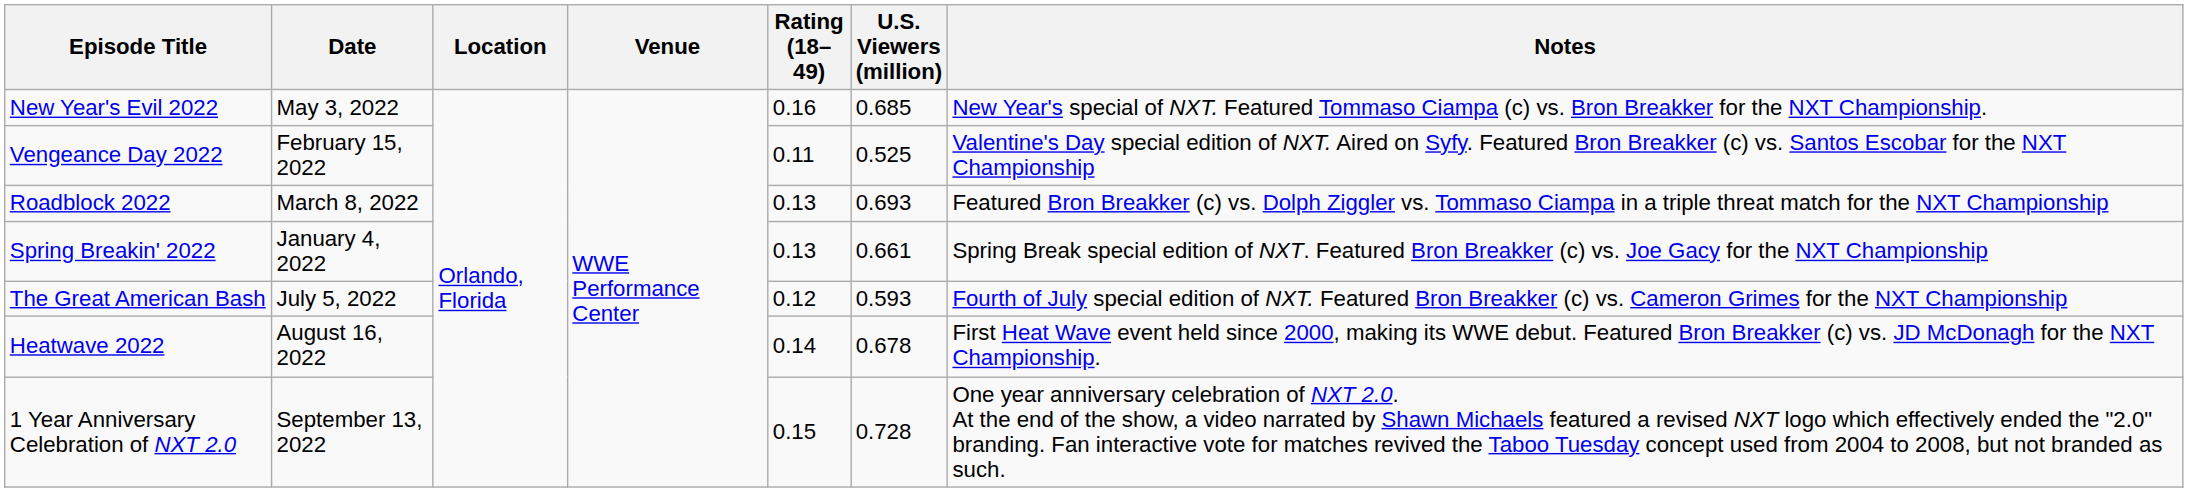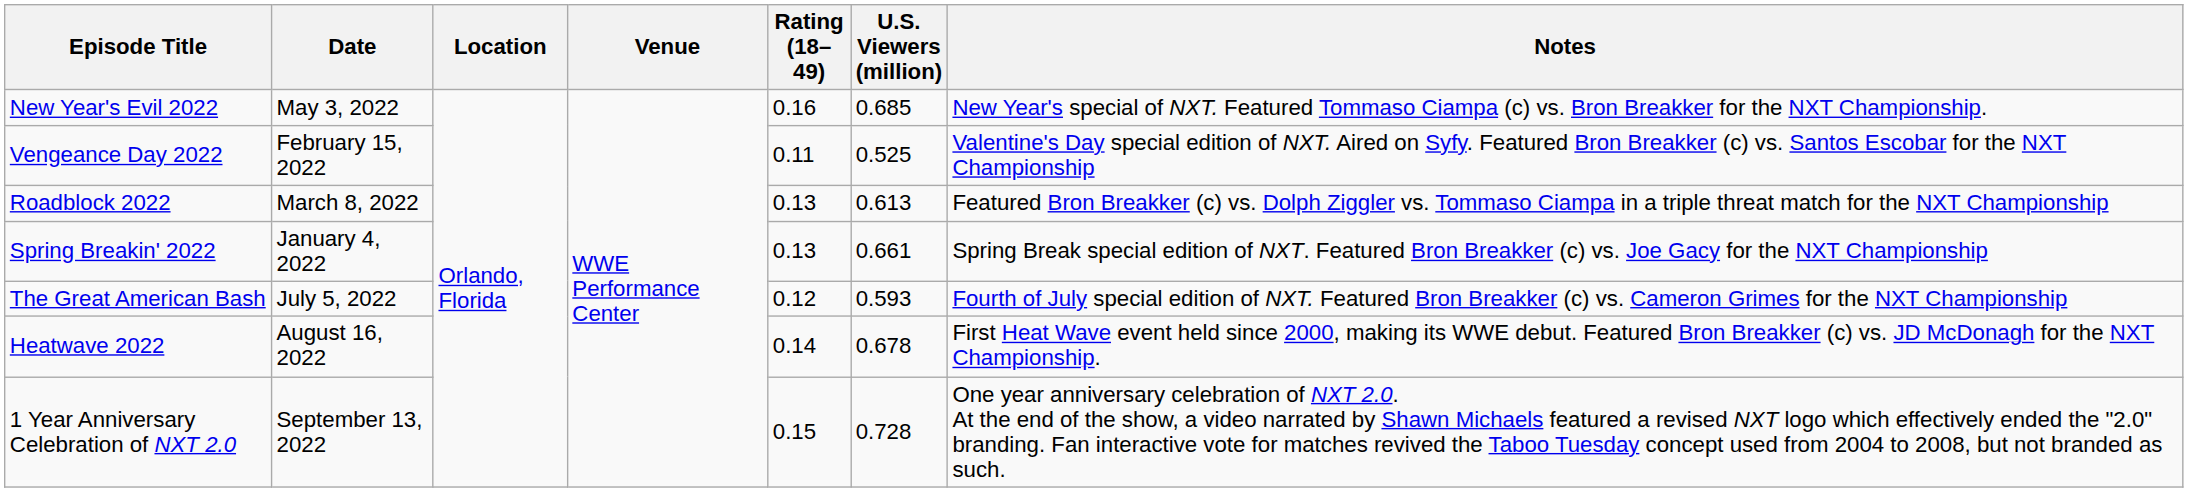(884, 203) 0.693 -> (884, 203) 0.613
